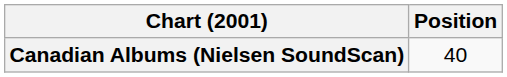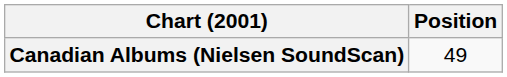(456, 54) 40 -> (456, 54) 49
